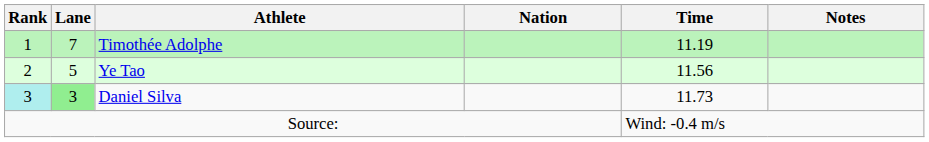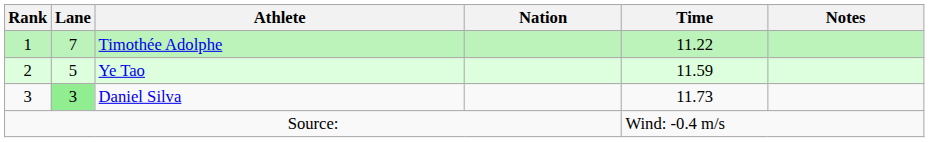(695, 44) 11.19 -> (695, 44) 11.22
(695, 70) 11.56 -> (695, 70) 11.59
(28, 96) paleturquoise background -> (28, 96) no background
